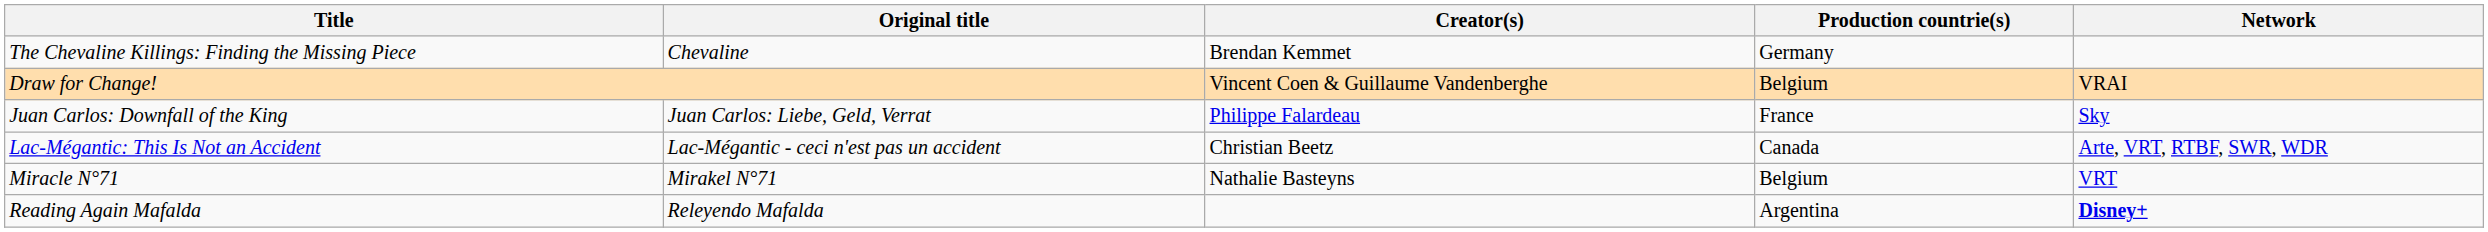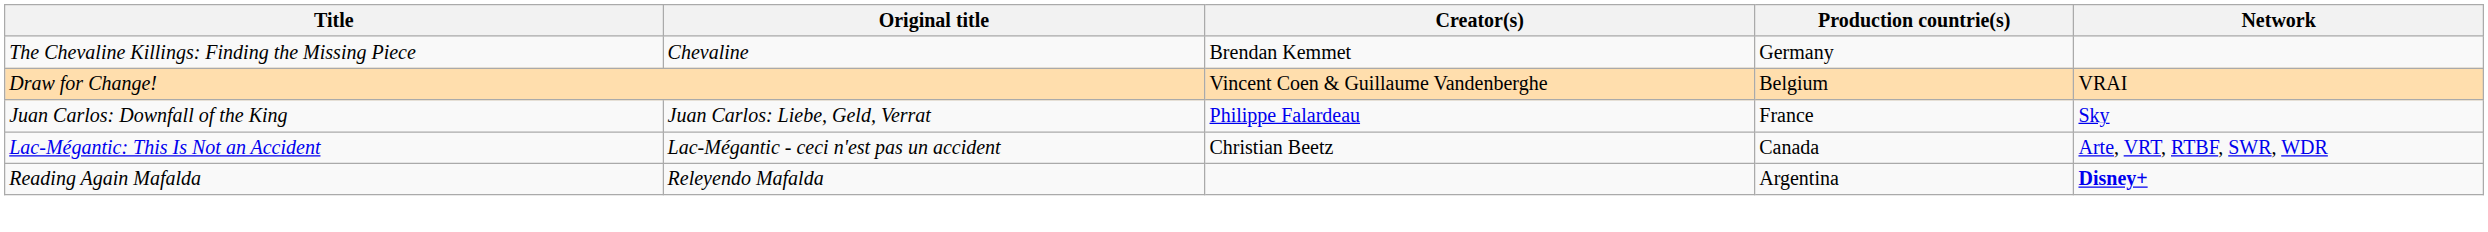- row: (64, 178)
